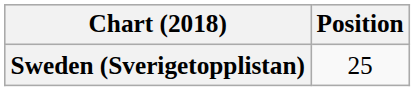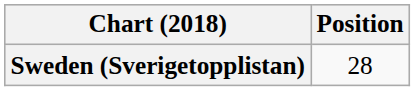(360, 64) 25 -> (360, 64) 28
